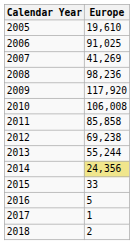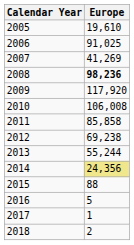(104, 75) normal -> (104, 75) bold
(92, 185) 33 -> (92, 185) 88
